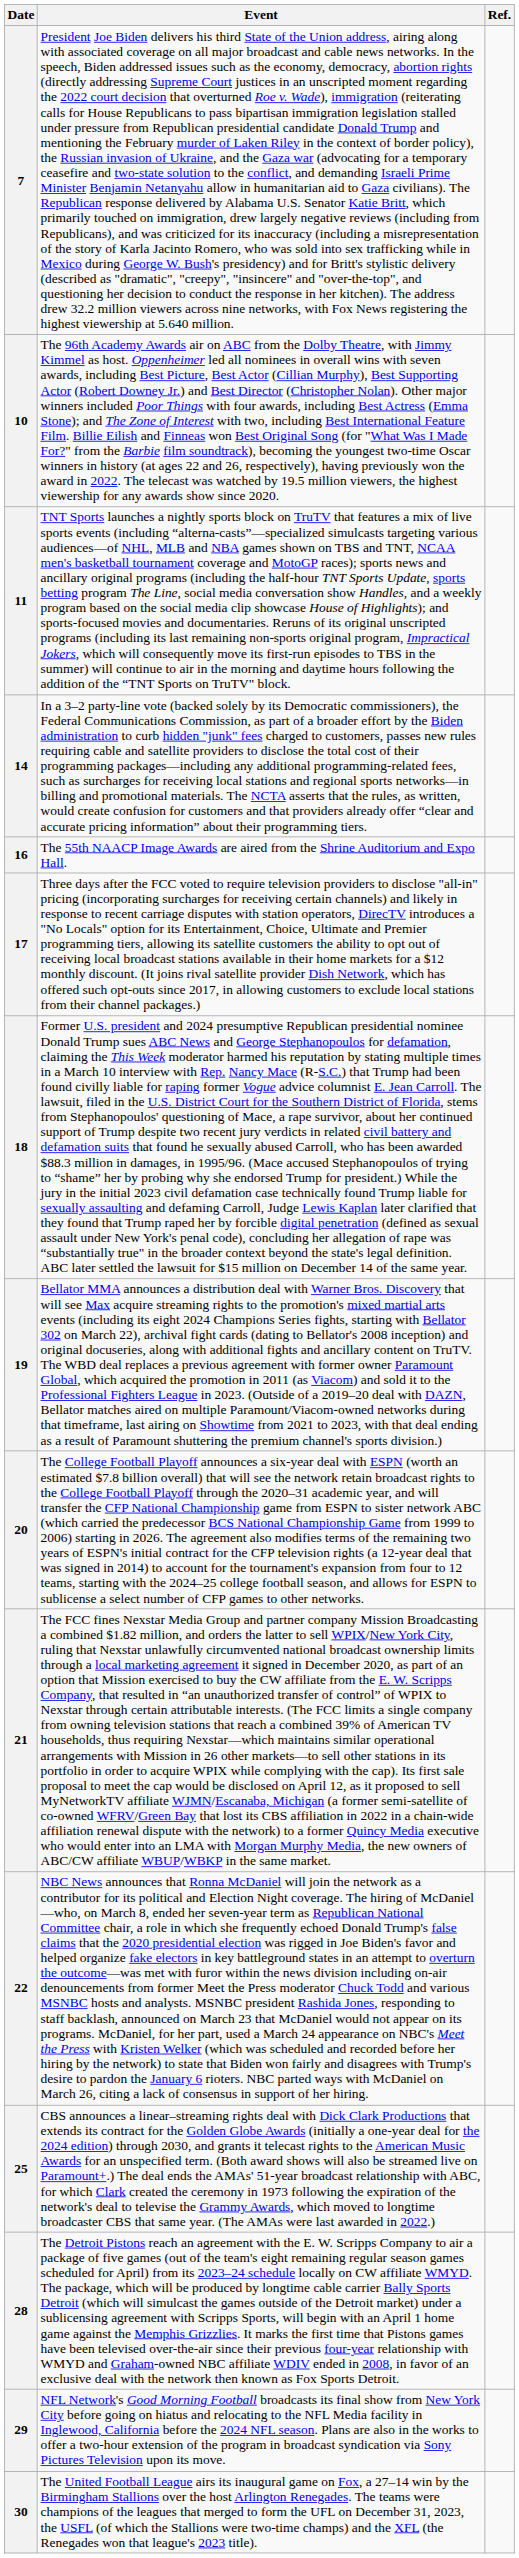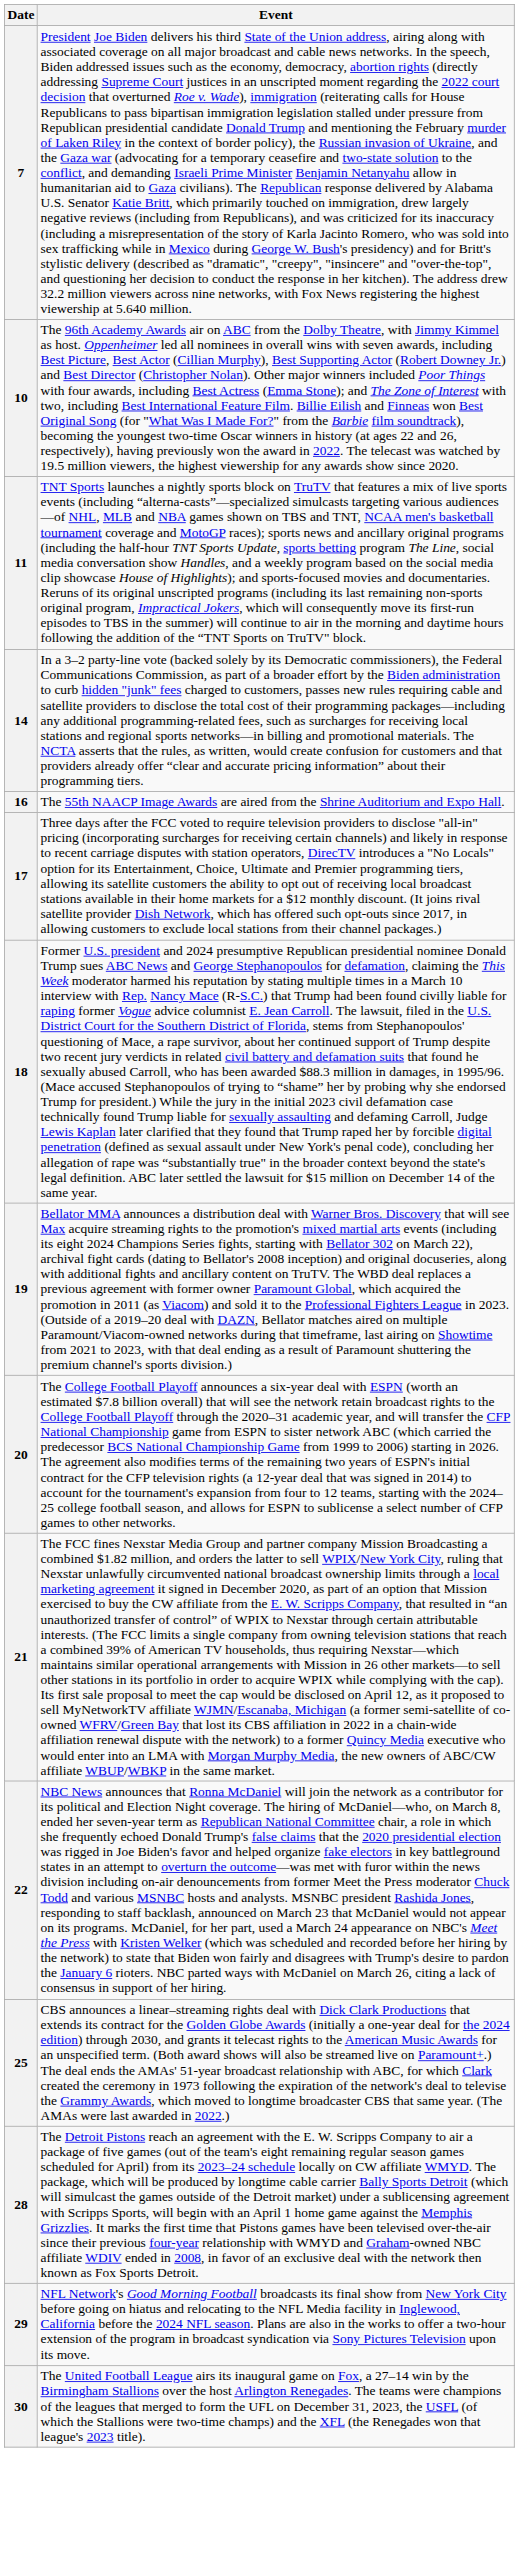- column: (499, 15)
